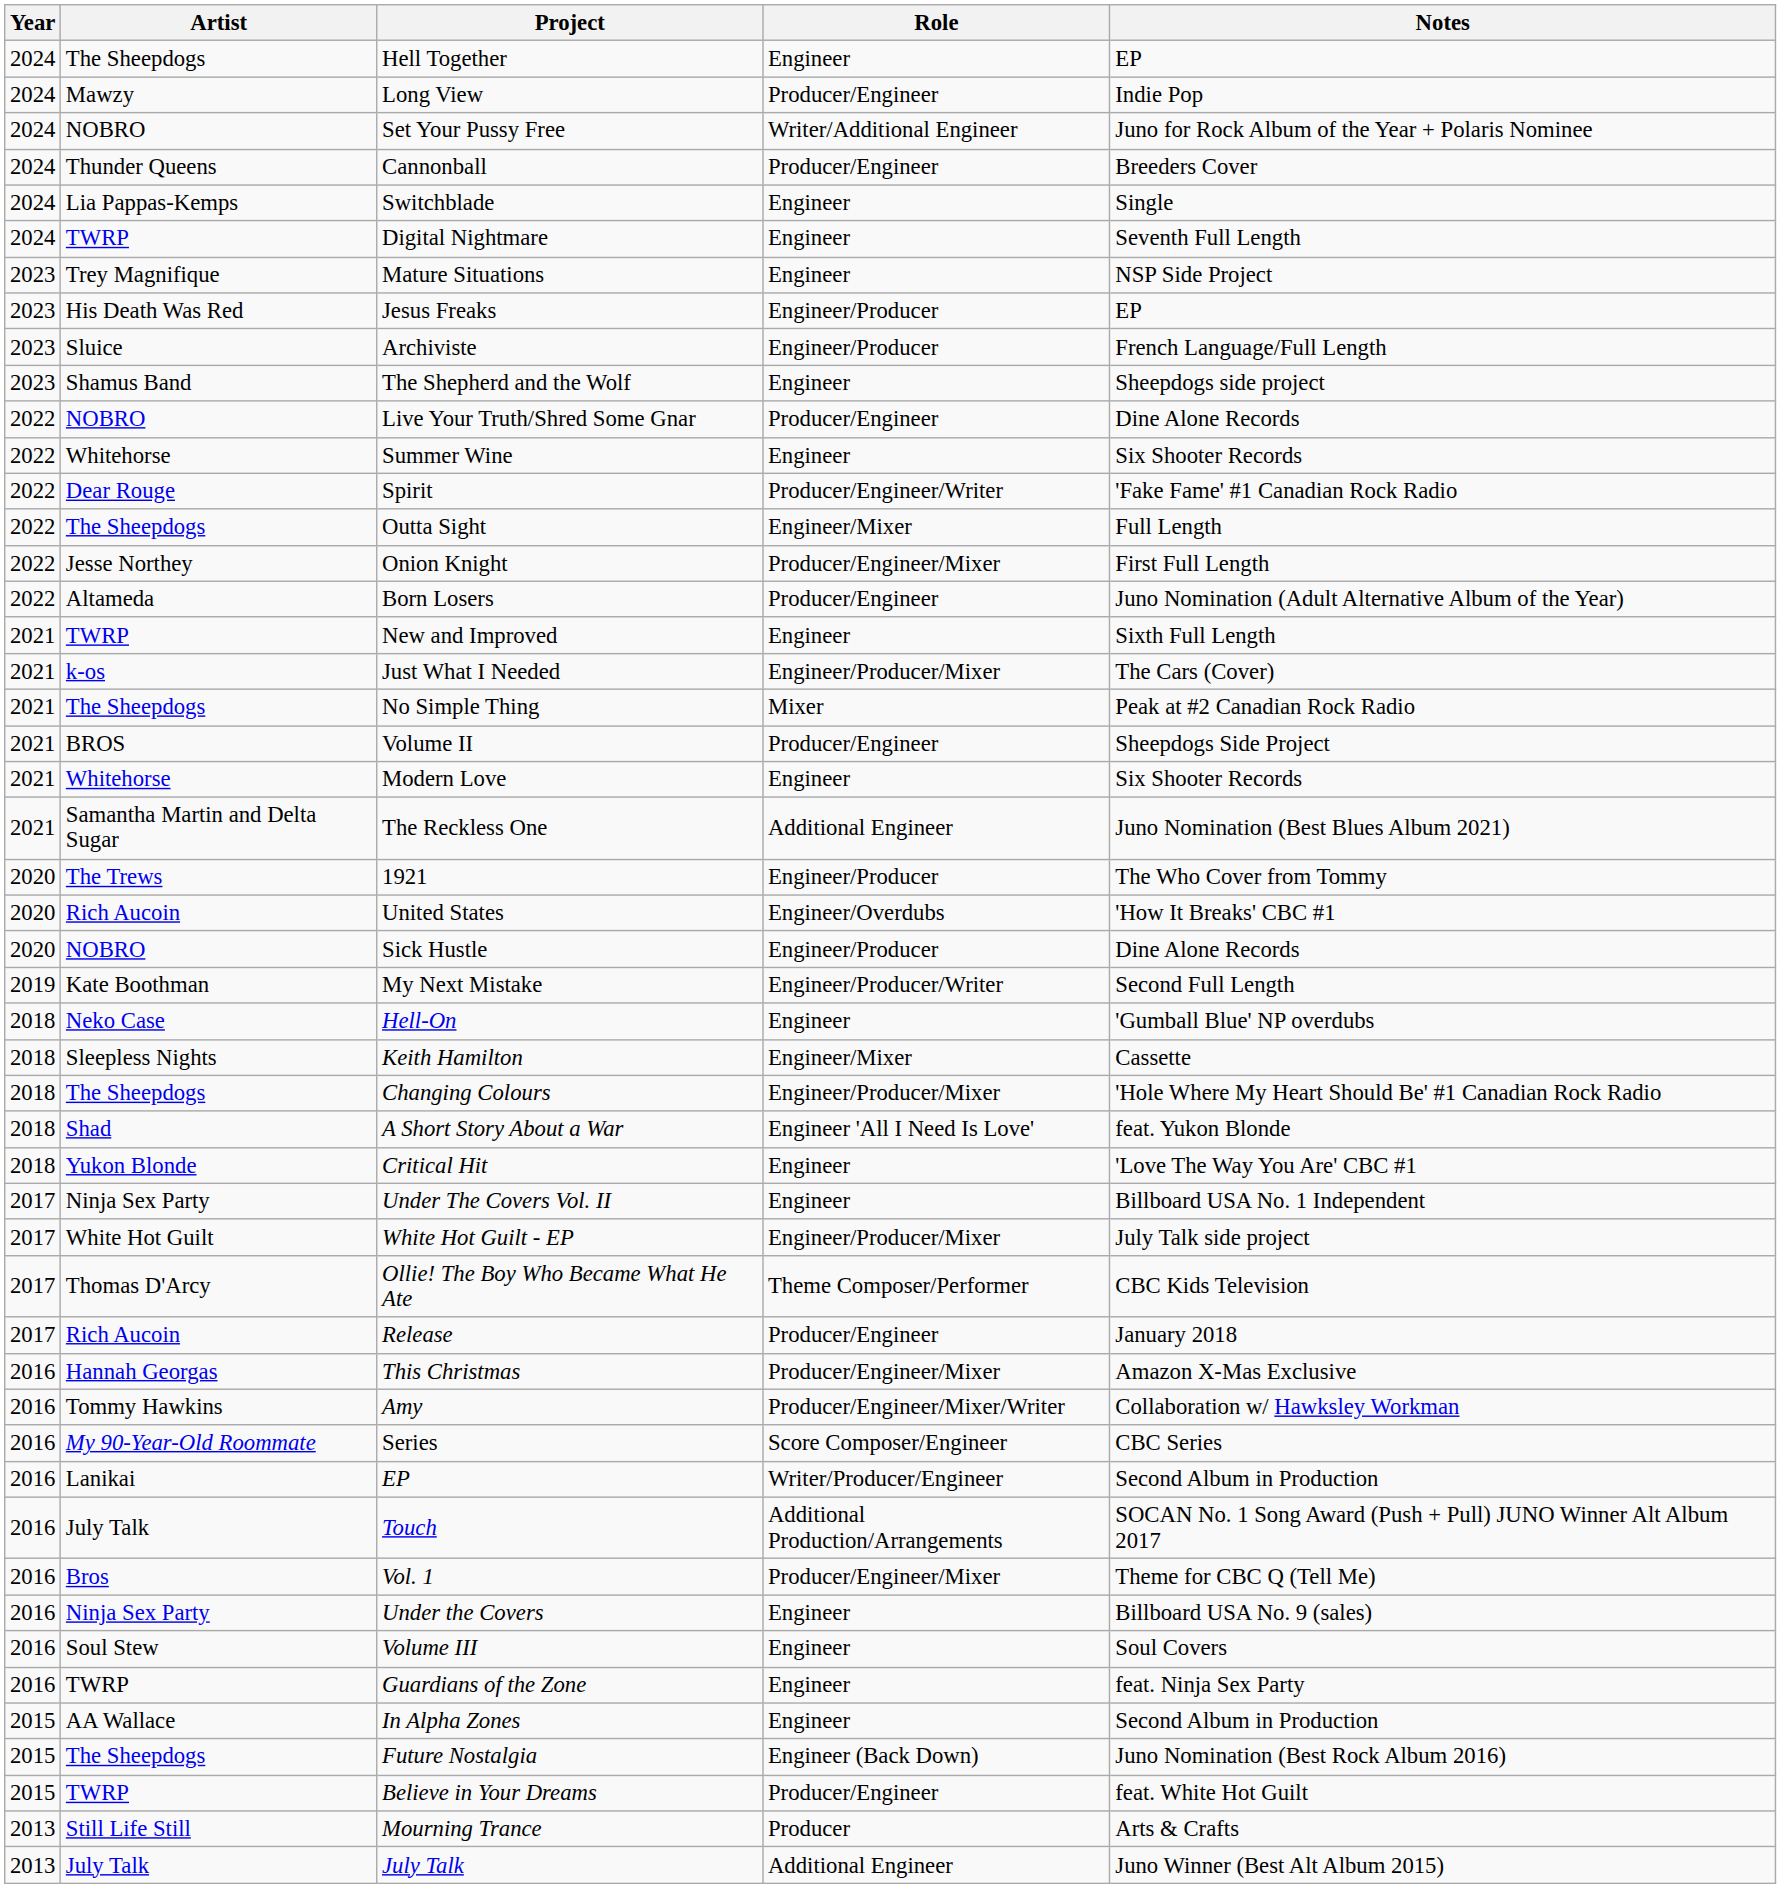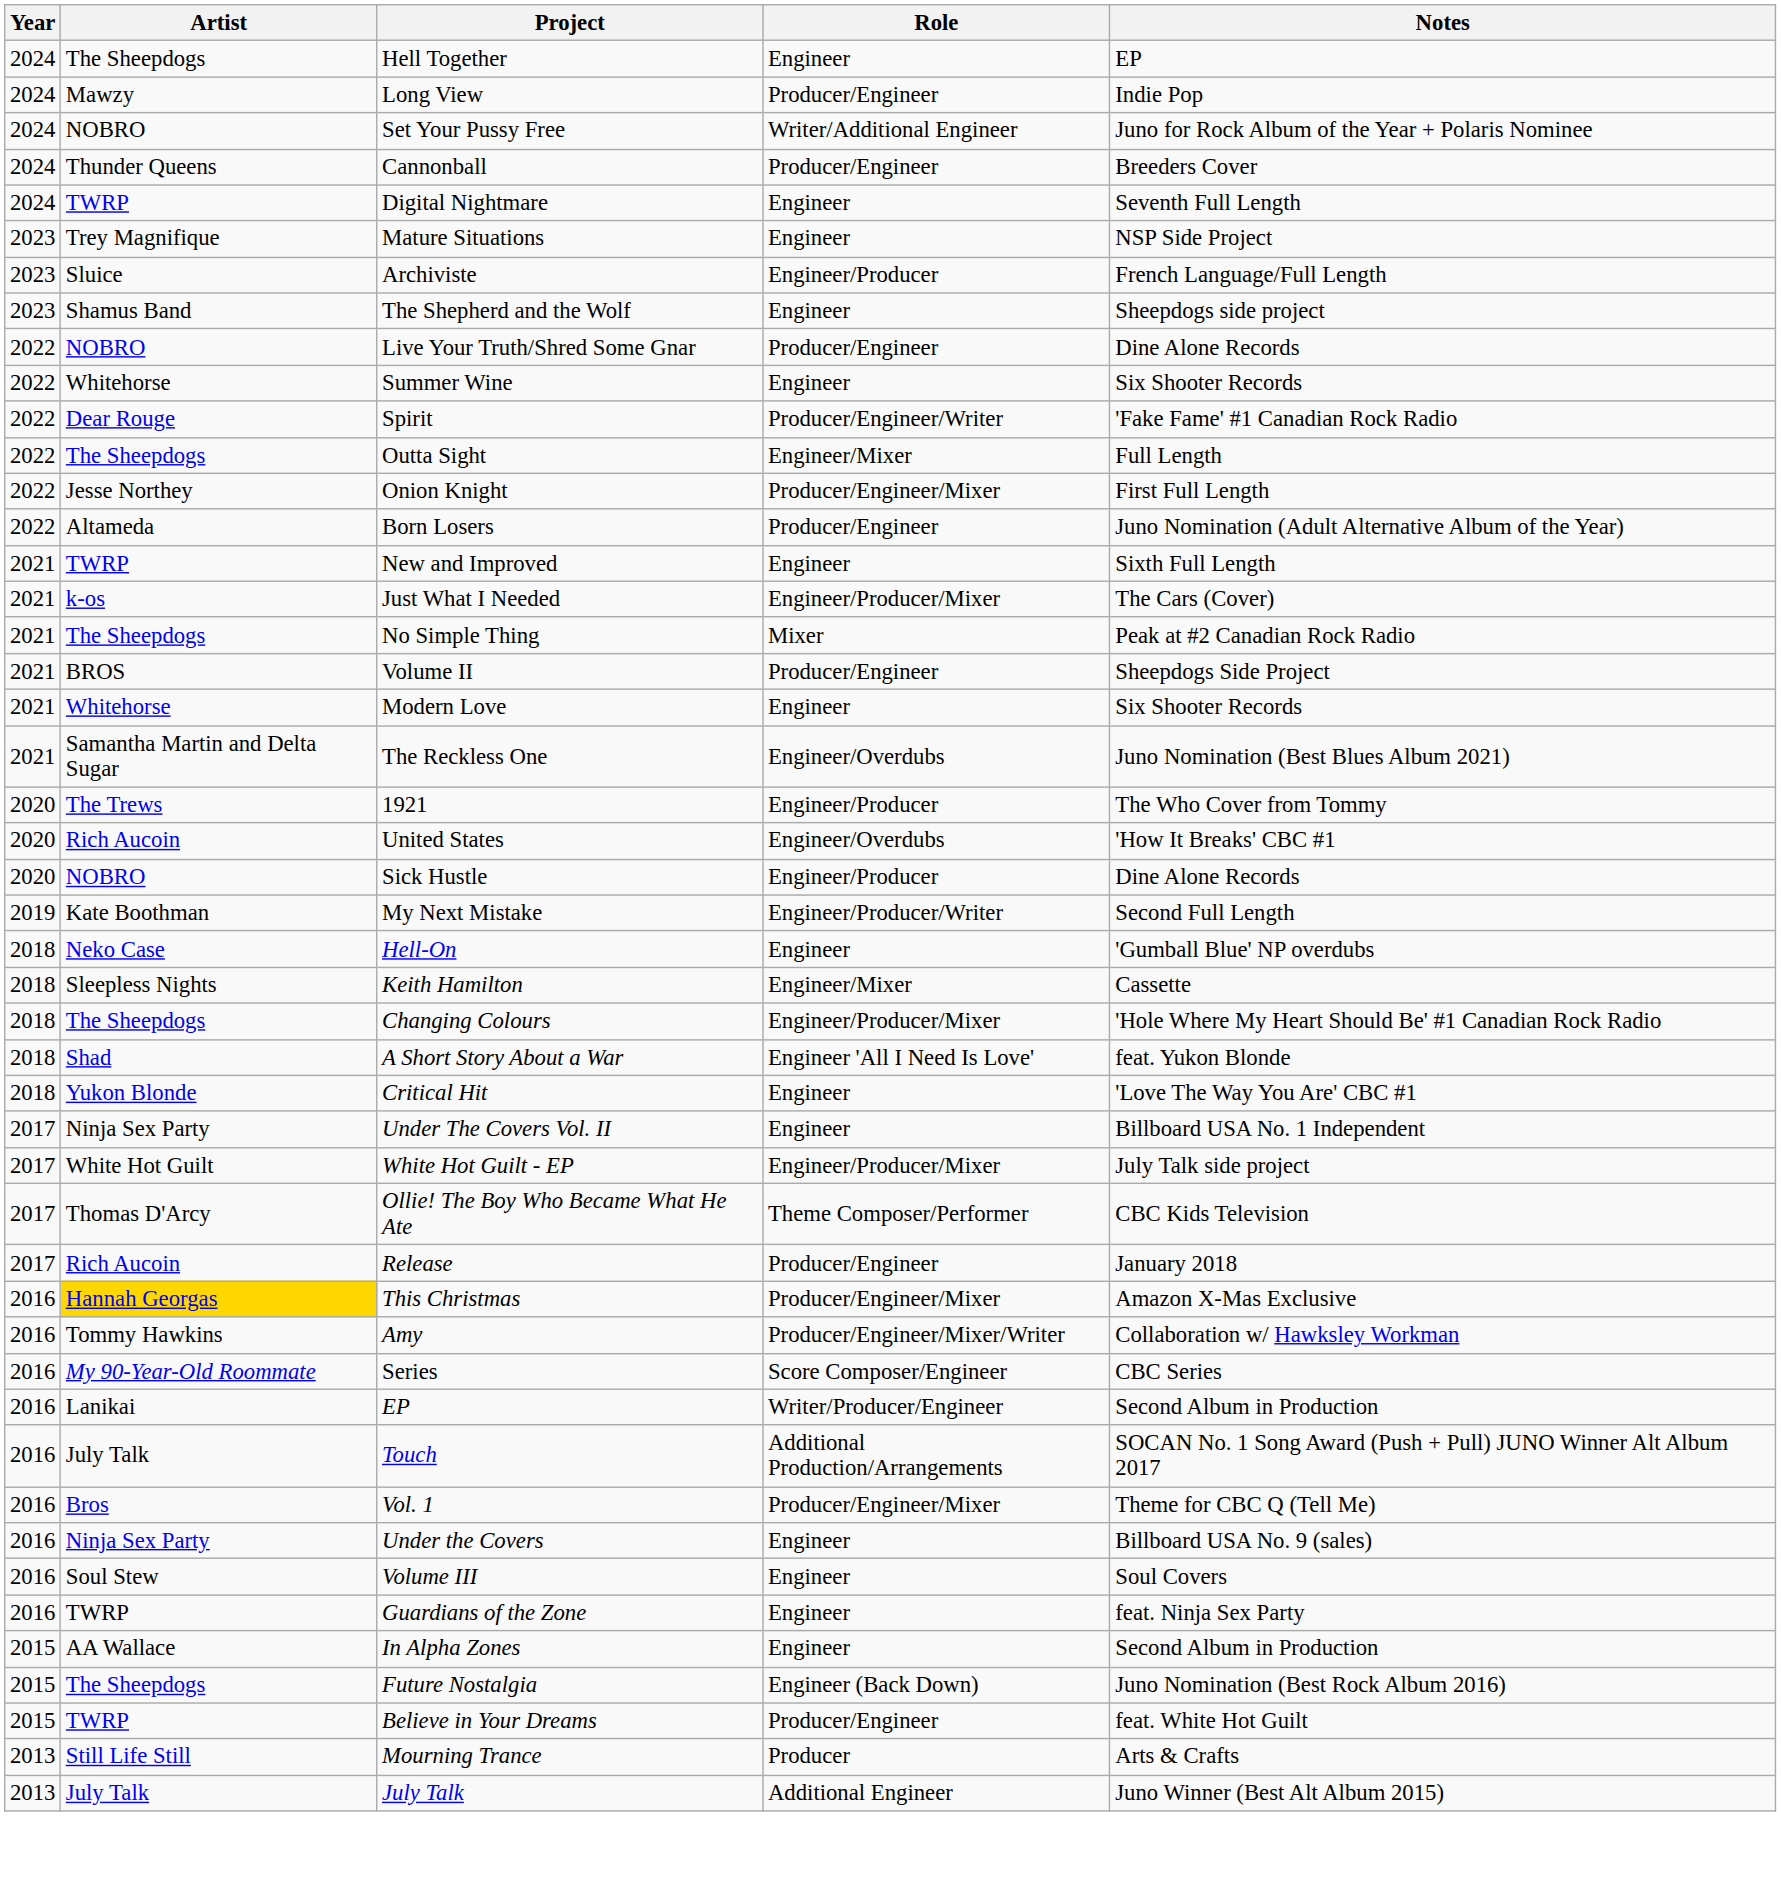- row: (438, 202)
- row: (439, 310)
(860, 828) Additional Engineer -> (856, 755) Engineer/Overdubs
(142, 1370) no background -> (142, 1298) gold background
